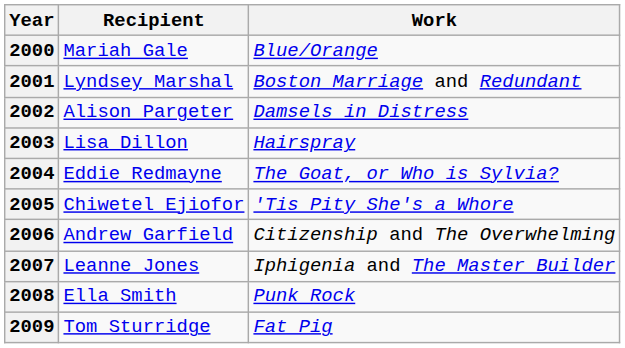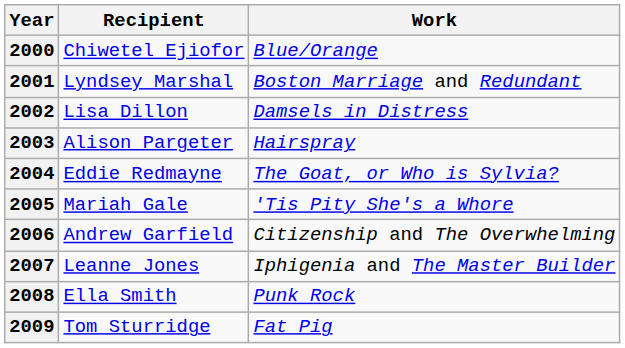(126, 51) Mariah Gale -> (154, 51) Chiwetel Ejiofor
(148, 112) Alison Pargeter -> (126, 112) Lisa Dillon
(126, 143) Lisa Dillon -> (148, 143) Alison Pargeter
(154, 204) Chiwetel Ejiofor -> (126, 204) Mariah Gale
